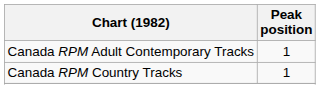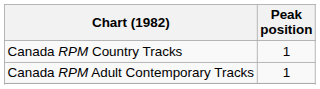rows swapped: (95, 72) <-> (131, 51)
